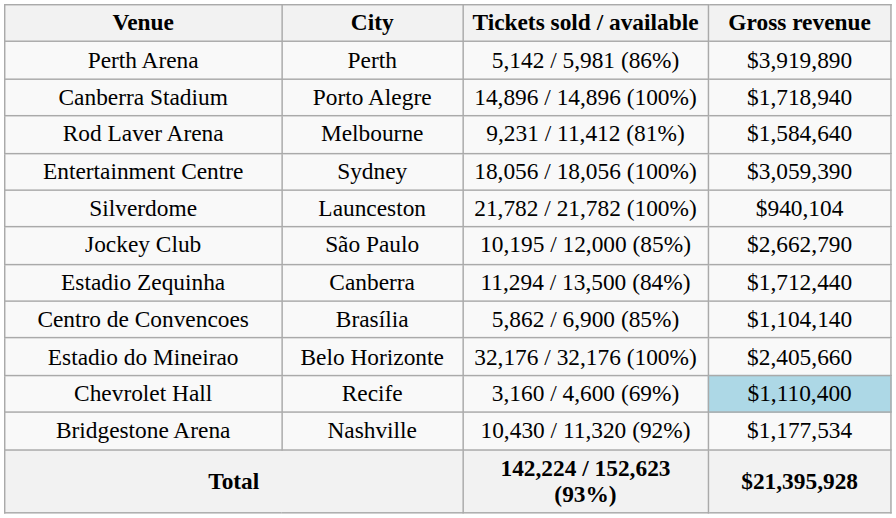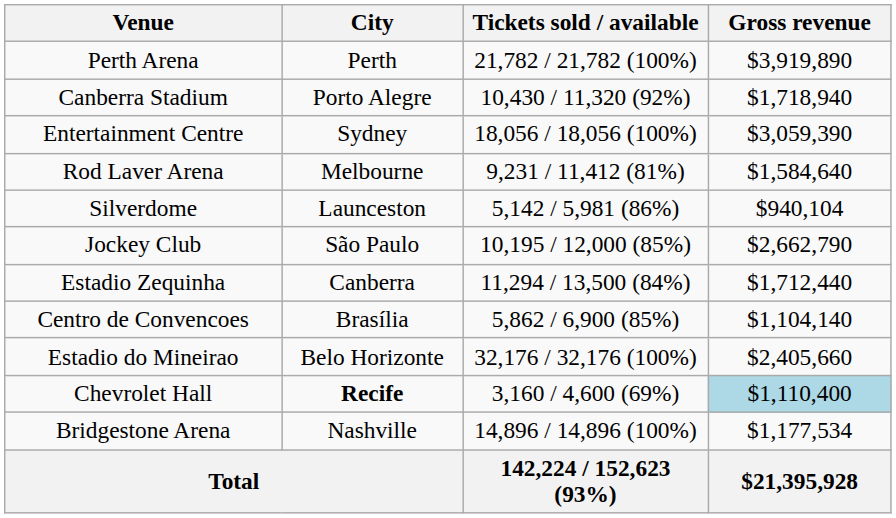(586, 60) 5,142 / 5,981 (86%) -> (586, 60) 21,782 / 21,782 (100%)
(586, 97) 14,896 / 14,896 (100%) -> (586, 97) 10,430 / 11,320 (92%)
rows swapped: (143, 171) <-> (143, 134)
(586, 208) 21,782 / 21,782 (100%) -> (586, 208) 5,142 / 5,981 (86%)
(372, 393) normal -> (372, 393) bold
(586, 430) 10,430 / 11,320 (92%) -> (586, 430) 14,896 / 14,896 (100%)
